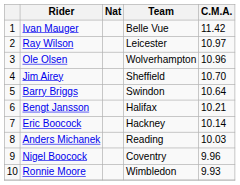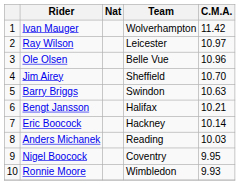(147, 28) Belle Vue -> (161, 28) Wolverhampton
(161, 60) Wolverhampton -> (147, 60) Belle Vue
(214, 92) 10.64 -> (214, 92) 10.63
(211, 156) 9.96 -> (211, 156) 9.95
